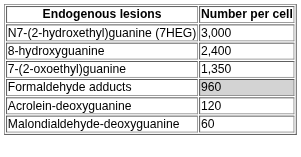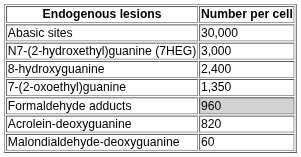+ row: (40, 32)
(211, 105) 120 -> (211, 124) 820
